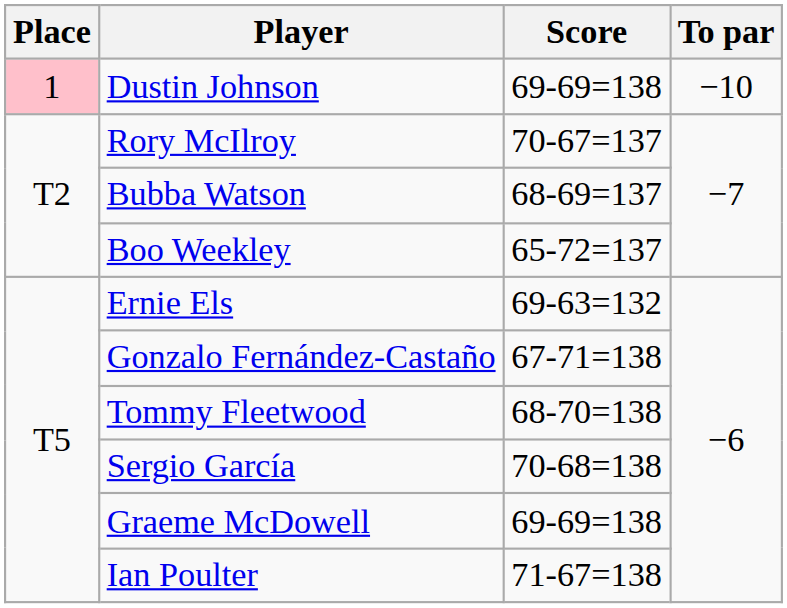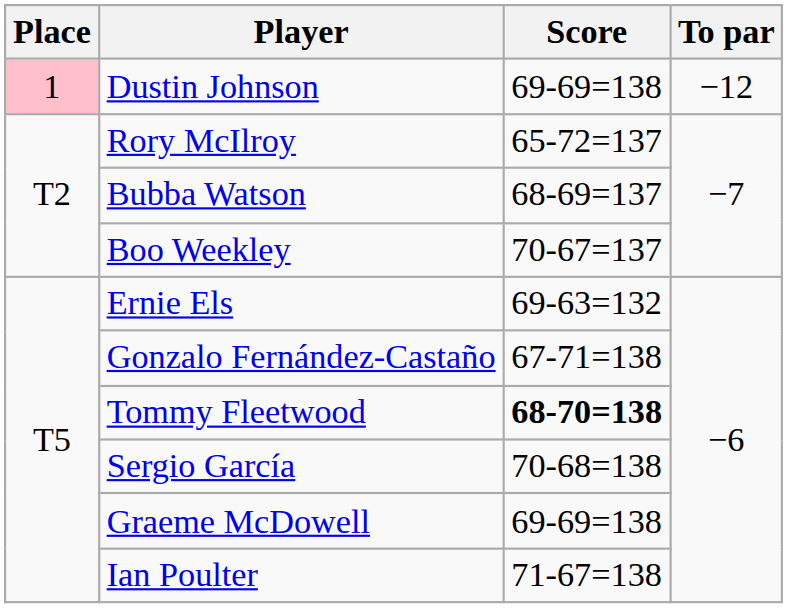(726, 85) −10 -> (726, 85) −12
(587, 140) 70-67=137 -> (587, 140) 65-72=137
(587, 248) 65-72=137 -> (587, 248) 70-67=137
(587, 411) normal -> (587, 411) bold
